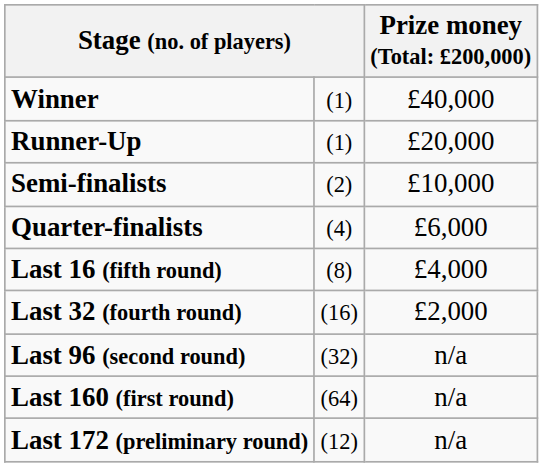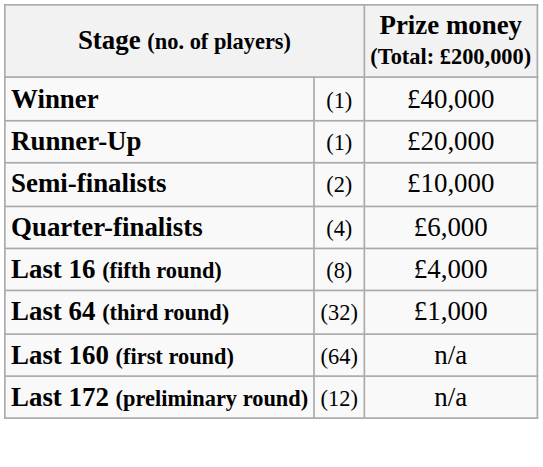- row: (126, 311)
+ row: (120, 311)
- row: (128, 354)
